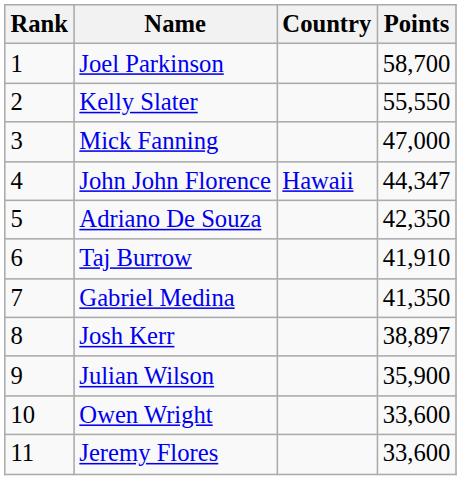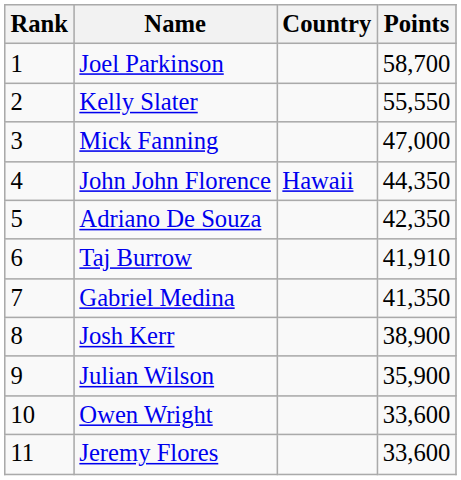(417, 180) 44,347 -> (417, 180) 44,350
(417, 336) 38,897 -> (417, 336) 38,900
